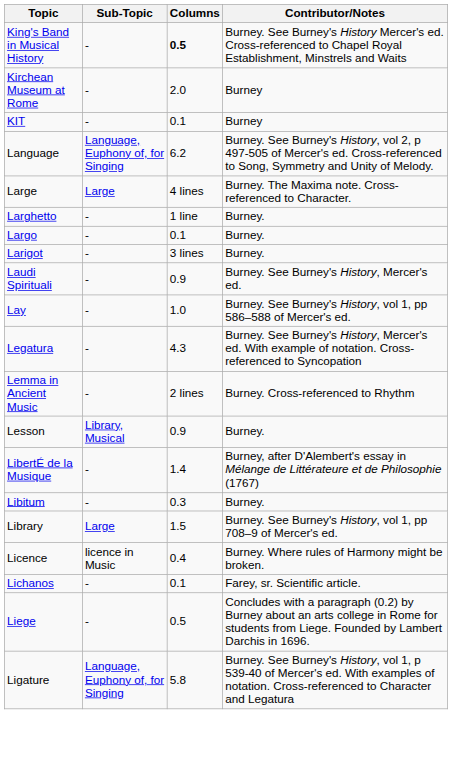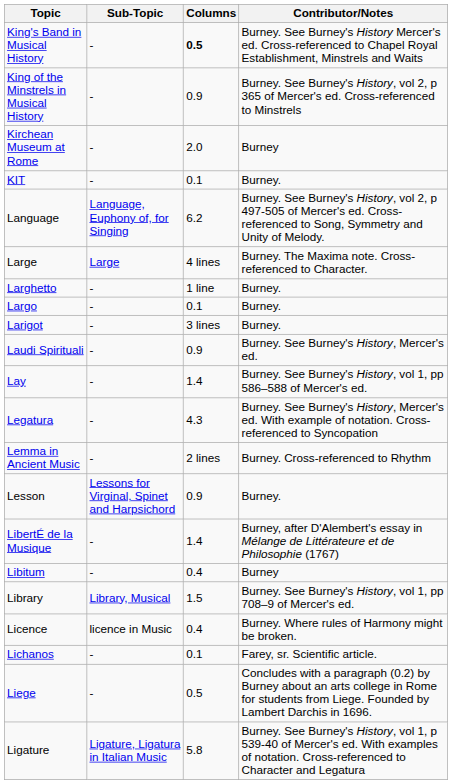+ row: (37, 96)
(244, 121) Burney -> (261, 179) Burney.
(178, 310) 1.0 -> (194, 381) 1.4
(105, 431) Library, Musical -> (132, 496) Lessons for Virginal, Spinet and Harpsichord
(178, 501) 0.3 -> (194, 572) 0.4
(245, 501) Burney. -> (260, 572) Burney
(100, 526) Large -> (130, 598) Library, Musical
(125, 679) Language, Euphony of, for Singing -> (135, 750) Ligature, Ligatura in Italian Music
